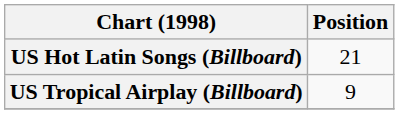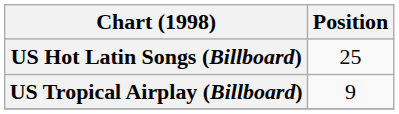(351, 56) 21 -> (351, 56) 25
